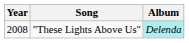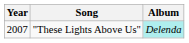(17, 29) 2008 -> (17, 29) 2007
